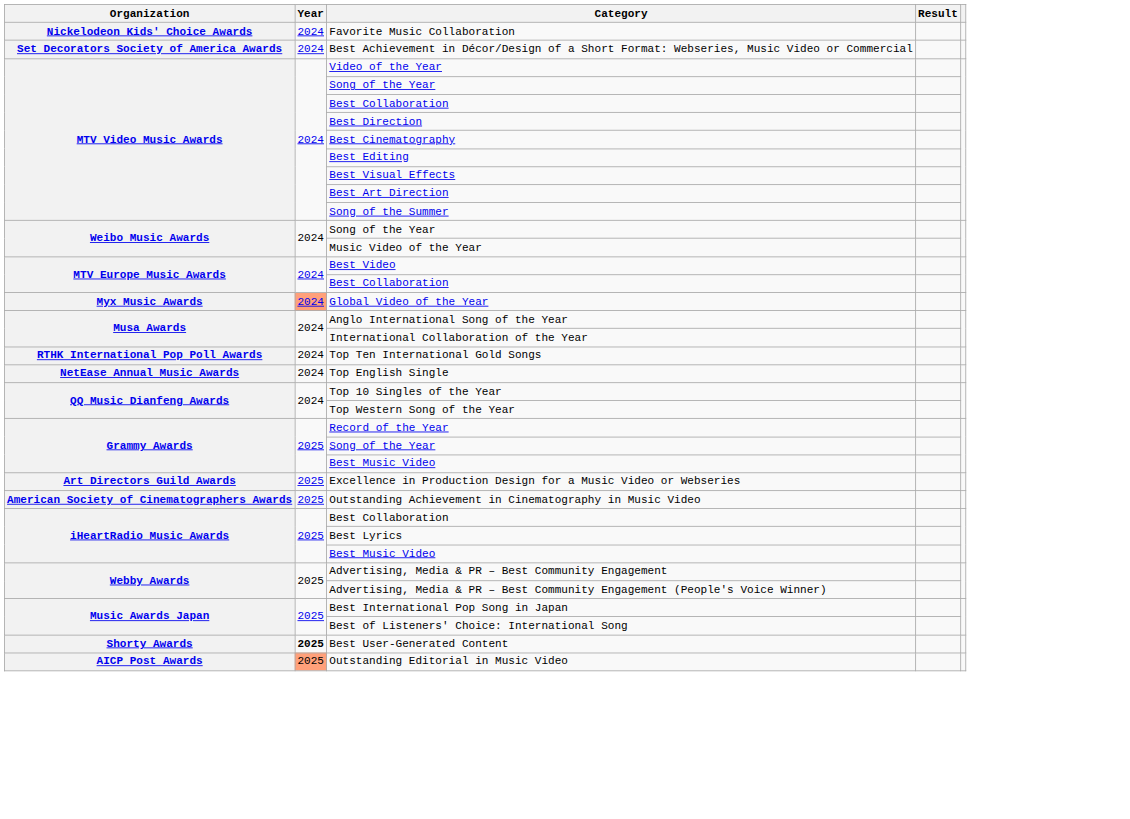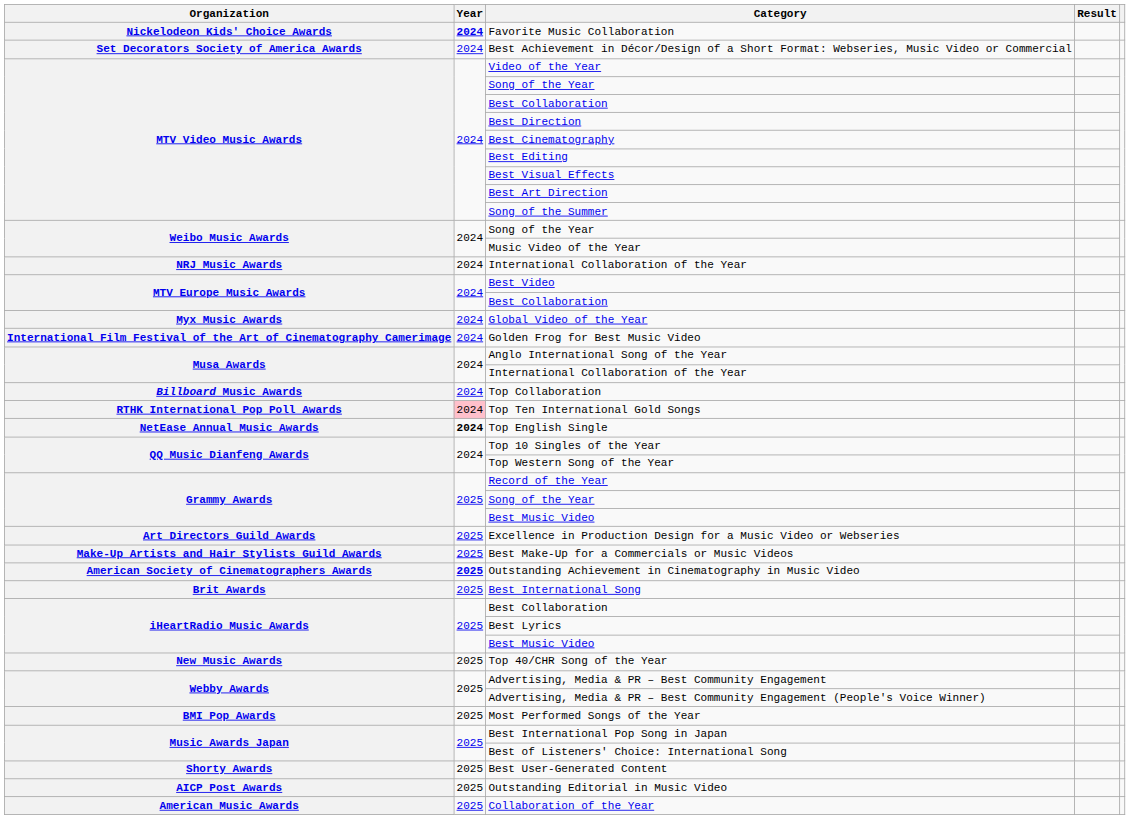(311, 31) normal -> (470, 31) bold
+ row: (229, 266)
(311, 302) lightsalmon background -> (470, 320) no background
+ row: (229, 338)
+ row: (229, 392)
(311, 356) no background -> (470, 410) pink background
(311, 374) normal -> (470, 428) bold
+ row: (229, 554)
(311, 500) normal -> (470, 572) bold
+ row: (229, 590)
+ row: (229, 662)
+ row: (229, 716)
(311, 644) bold -> (470, 770) normal
(311, 662) lightsalmon background -> (470, 788) no background
+ row: (229, 806)
